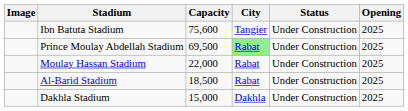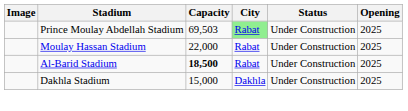- row: (82, 30)
(203, 47) 69,500 -> (203, 30) 69,503
(203, 81) normal -> (203, 64) bold
